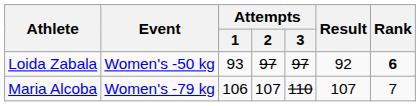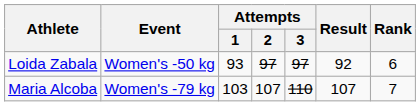(393, 64) bold -> (393, 64) normal
(235, 89) 106 -> (235, 89) 103
